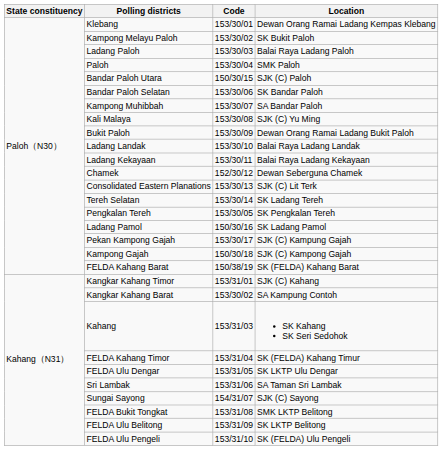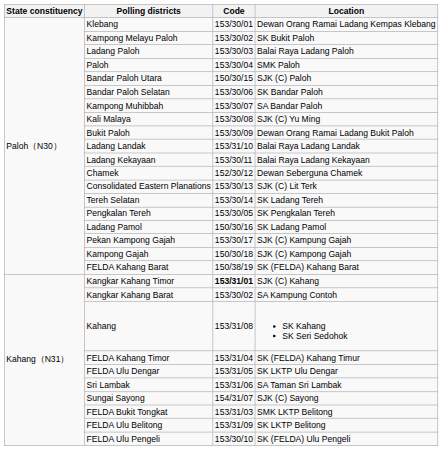(234, 146) 153/30/10 -> (234, 146) 153/31/10
(234, 281) normal -> (234, 281) bold
(234, 326) 153/31/03 -> (234, 326) 153/31/08
(234, 411) 153/31/08 -> (234, 411) 153/31/03
(234, 438) 153/31/10 -> (234, 438) 153/30/10
